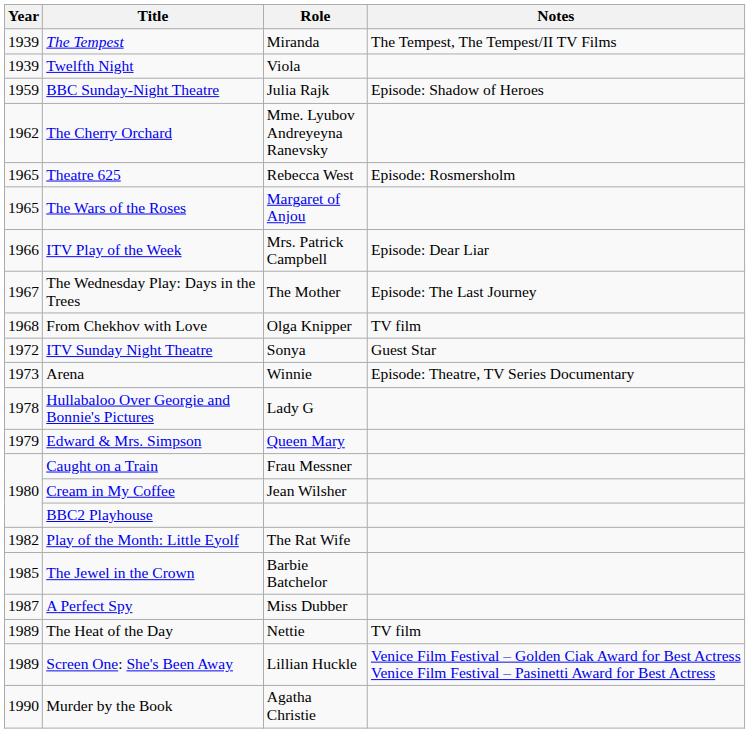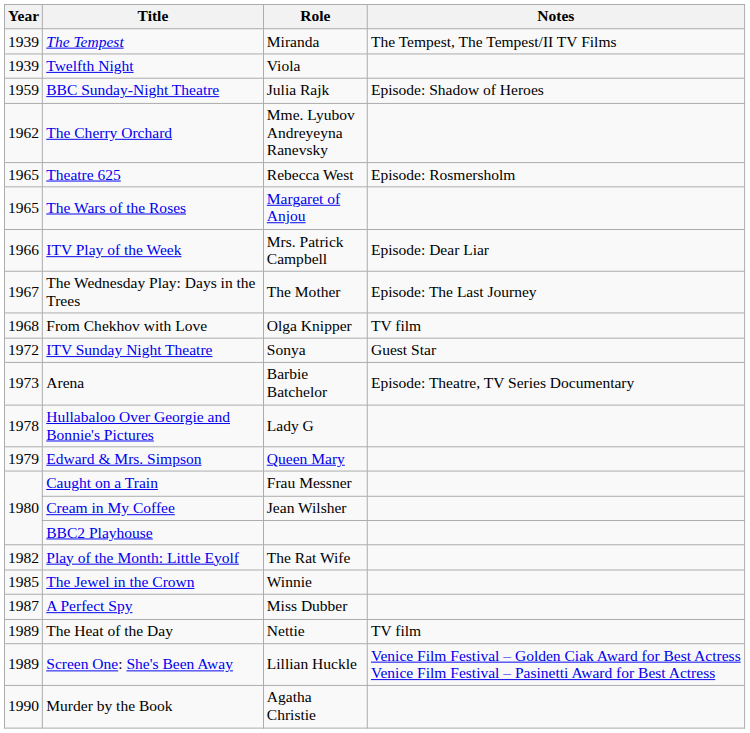(289, 374) Winnie -> (297, 383) Barbie Batchelor
(297, 573) Barbie Batchelor -> (289, 582) Winnie
